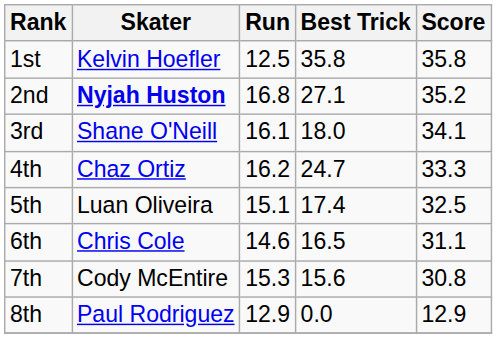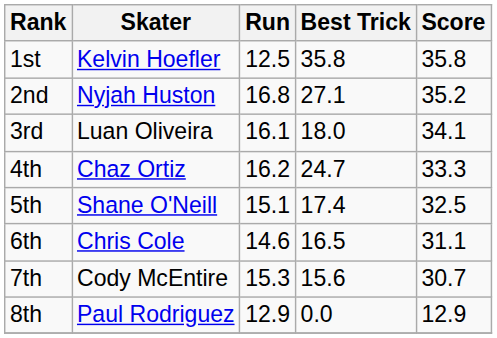(151, 95) bold -> (146, 95) normal
(147, 132) Shane O'Neill -> (145, 132) Luan Oliveira
(145, 205) Luan Oliveira -> (147, 205) Shane O'Neill
(444, 278) 30.8 -> (444, 278) 30.7
